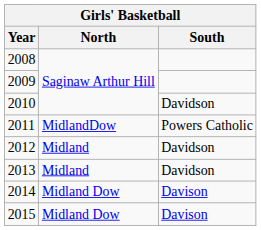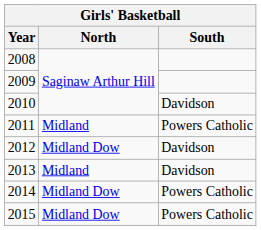(79, 125) MidlandDow -> (65, 125) Midland
(65, 147) Midland -> (81, 147) Midland Dow
(184, 192) Davison -> (207, 192) Powers Catholic
(184, 214) Davison -> (207, 214) Powers Catholic
